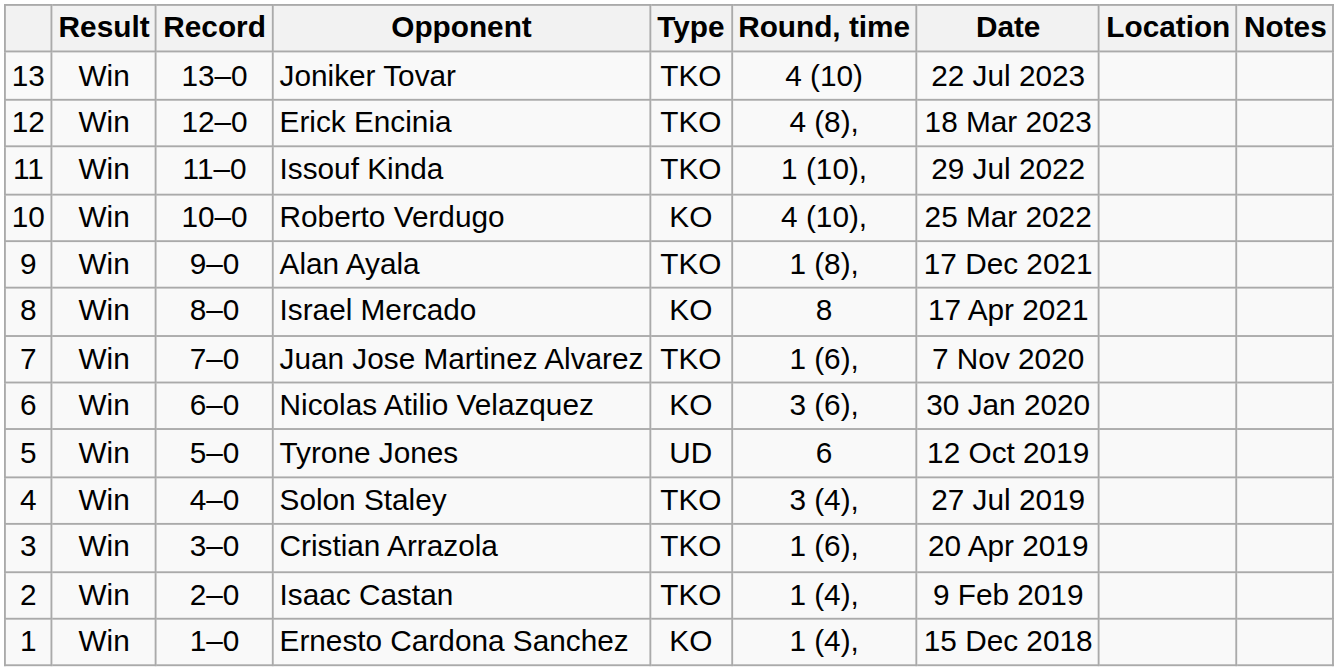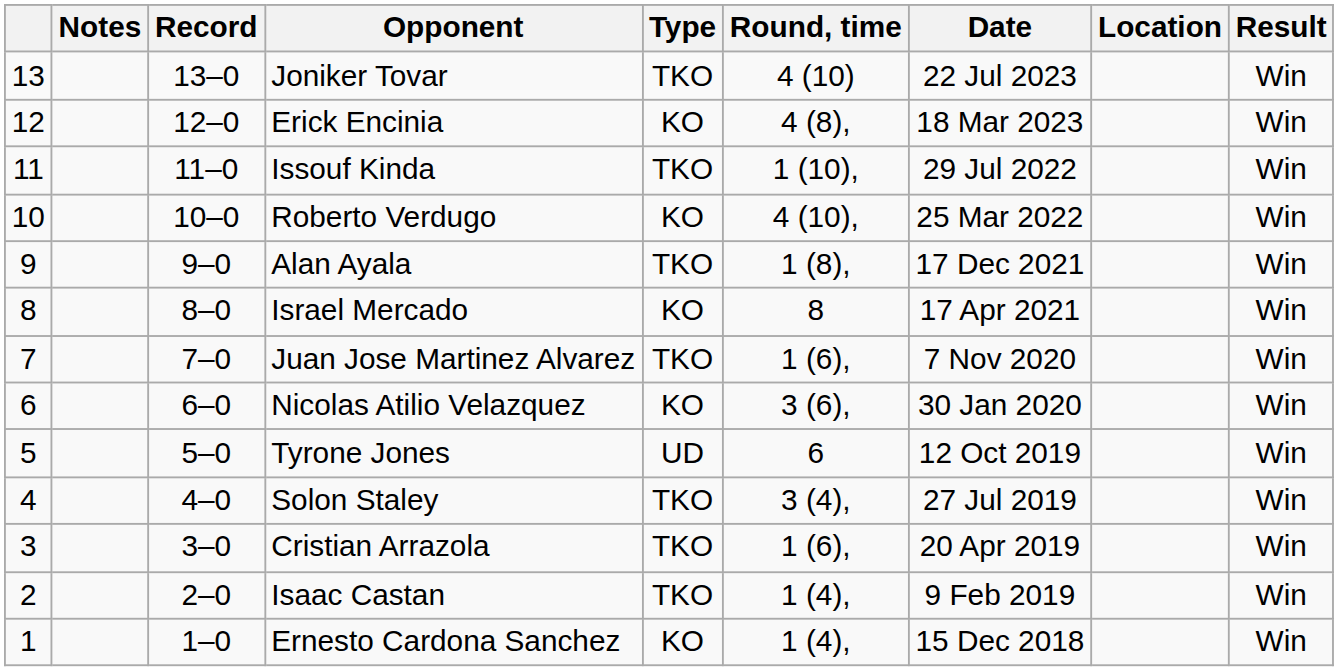columns swapped: (104, 28) <-> (1285, 28)
(691, 122) TKO -> (683, 122) KO
